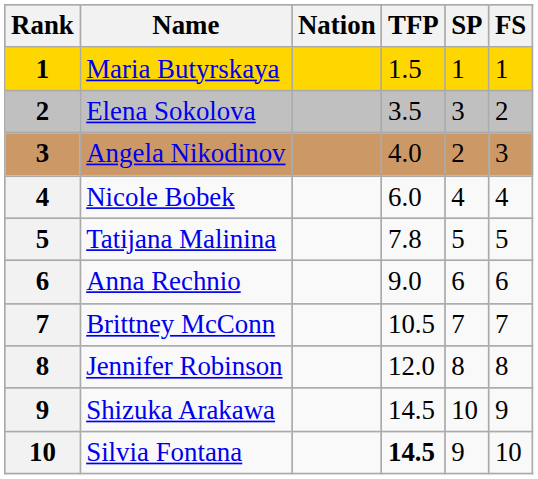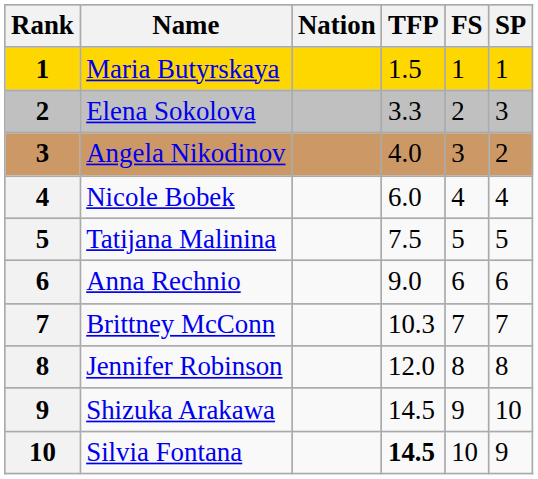columns swapped: (467, 25) <-> (511, 25)
(405, 111) 3.5 -> (405, 111) 3.3
(405, 238) 7.8 -> (405, 238) 7.5
(412, 324) 10.5 -> (412, 324) 10.3
